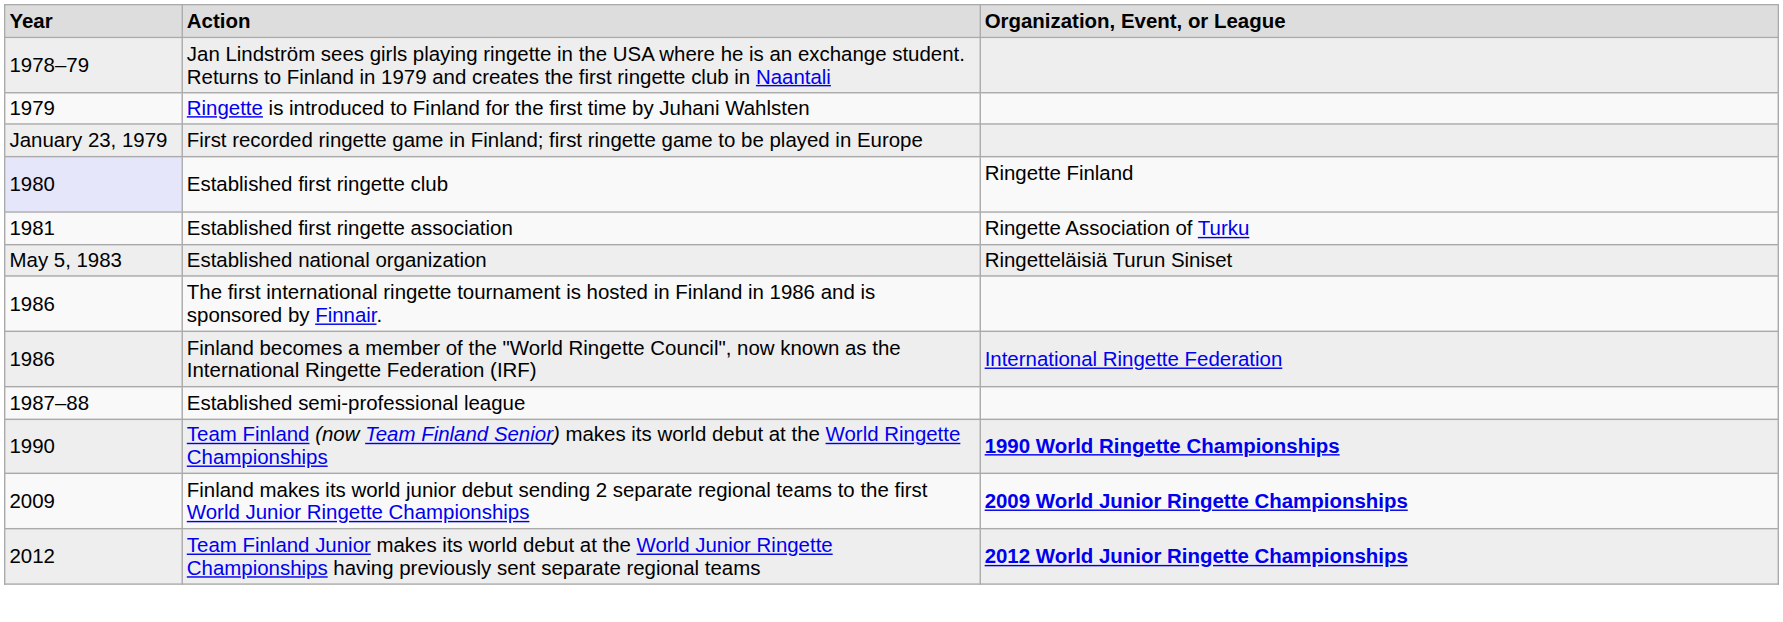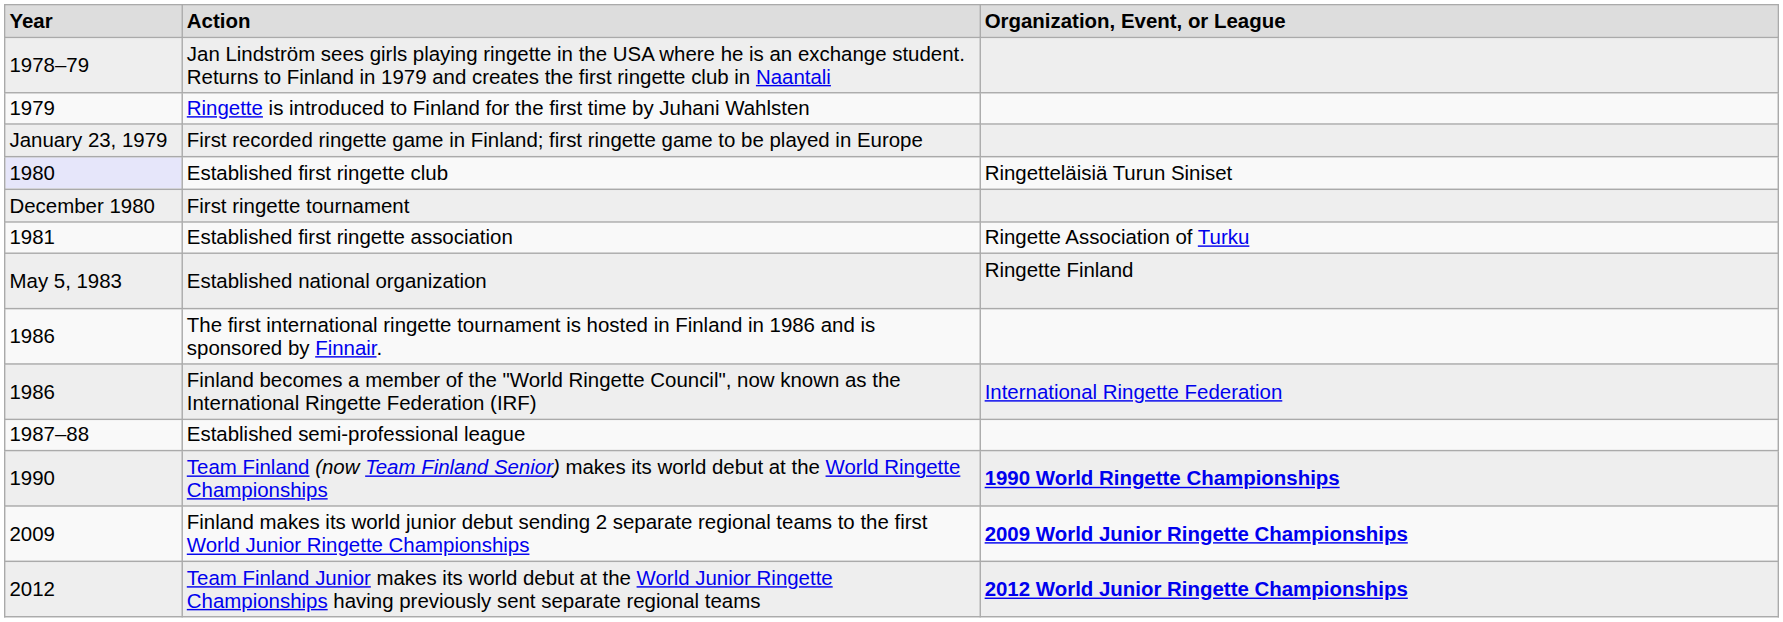(1059, 173) Ringette Finland -> (1108, 173) Ringetteläisiä Turun Siniset
+ row: (298, 205)
(1108, 261) Ringetteläisiä Turun Siniset -> (1059, 270) Ringette Finland
